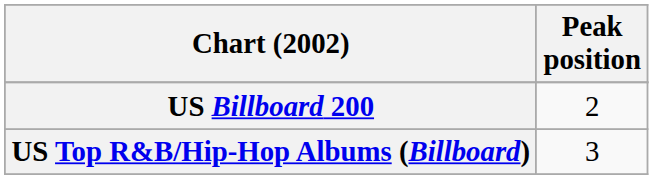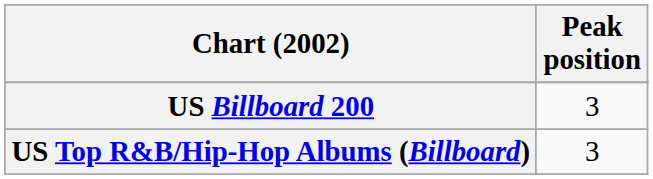(592, 105) 2 -> (592, 105) 3
